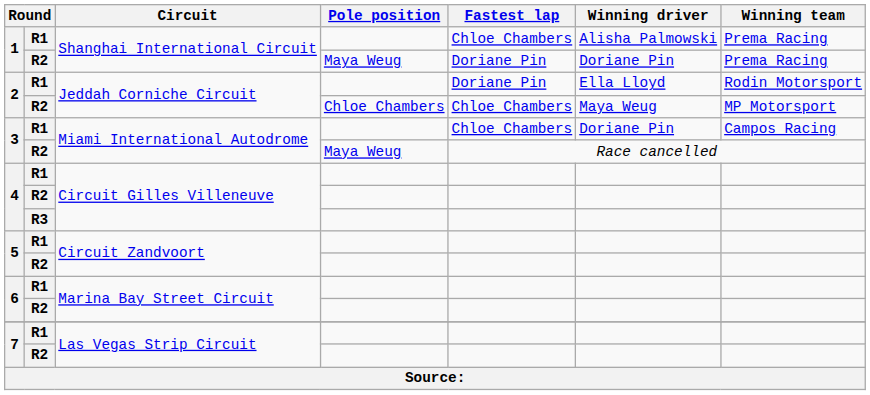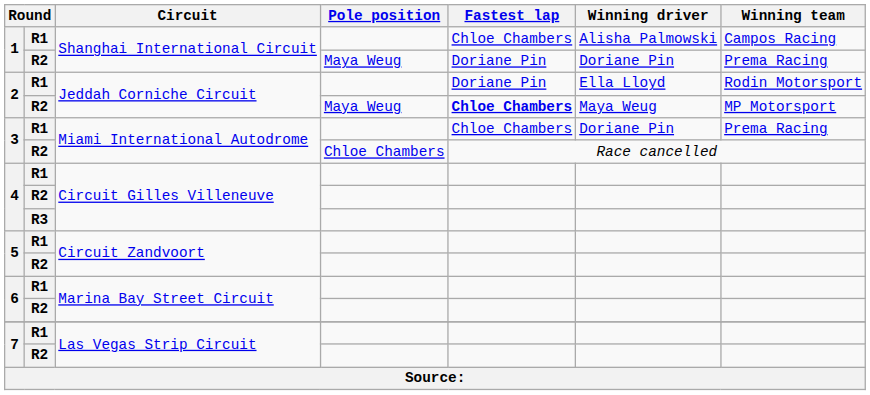(776, 39) Prema Racing -> (780, 39) Campos Racing
(384, 107) Chloe Chambers -> (363, 107) Maya Weug
(512, 107) normal -> (512, 107) bold
(780, 129) Campos Racing -> (776, 129) Prema Racing
(363, 152) Maya Weug -> (384, 152) Chloe Chambers
